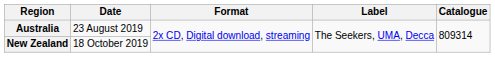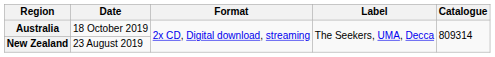(108, 28) 23 August 2019 -> (110, 28) 18 October 2019
(110, 44) 18 October 2019 -> (108, 44) 23 August 2019
